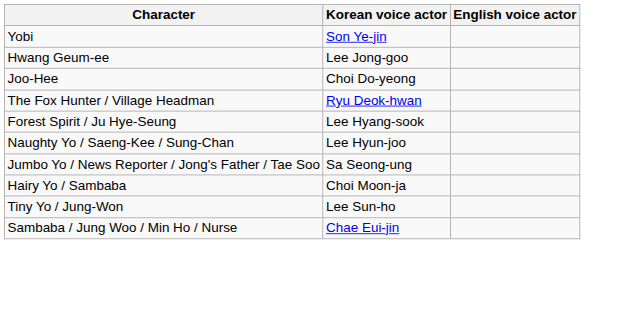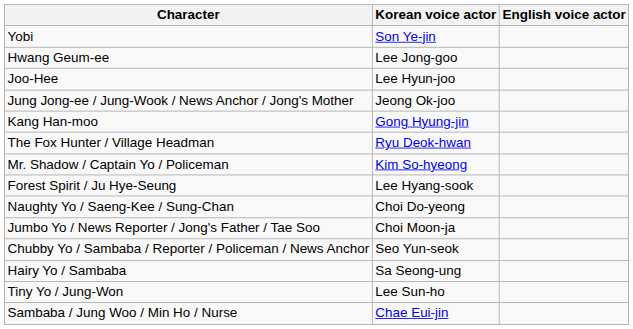(371, 79) Choi Do-yeong -> (415, 79) Lee Hyun-joo
+ row: (180, 100)
+ row: (53, 121)
+ row: (118, 164)
(366, 143) Lee Hyun-joo -> (420, 206) Choi Do-yeong
(369, 164) Sa Seong-ung -> (415, 228) Choi Moon-ja
+ row: (188, 249)
(366, 185) Choi Moon-ja -> (418, 270) Sa Seong-ung
